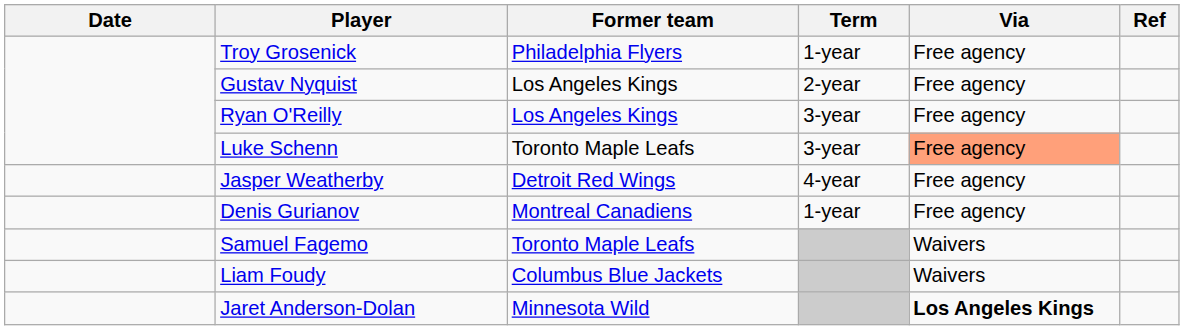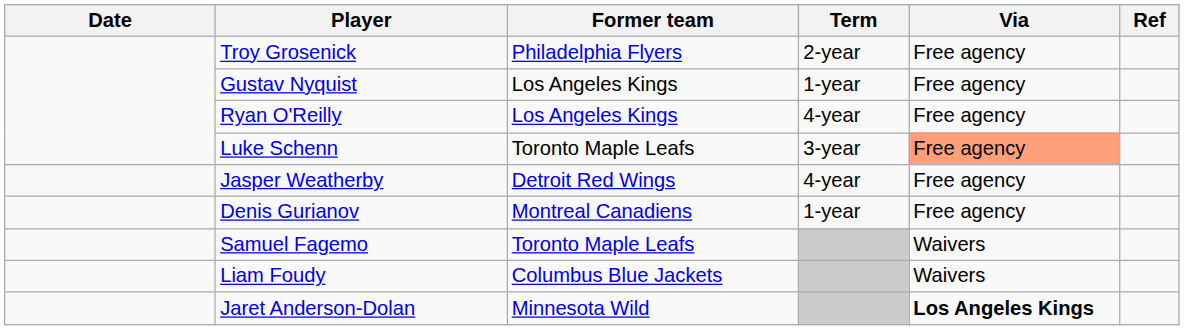(832, 52) 1-year -> (832, 52) 2-year
(832, 84) 2-year -> (832, 84) 1-year
(832, 116) 3-year -> (832, 116) 4-year
